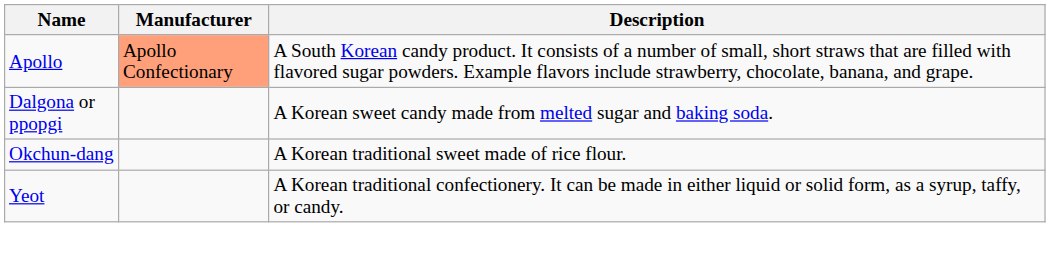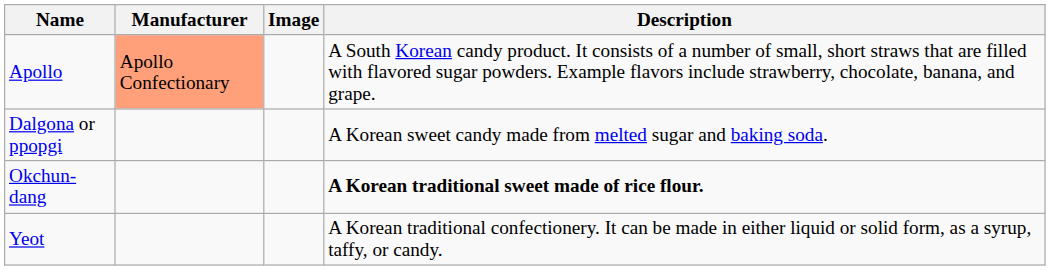+ column: (294, 19)
(450, 154) normal -> (516, 186) bold
